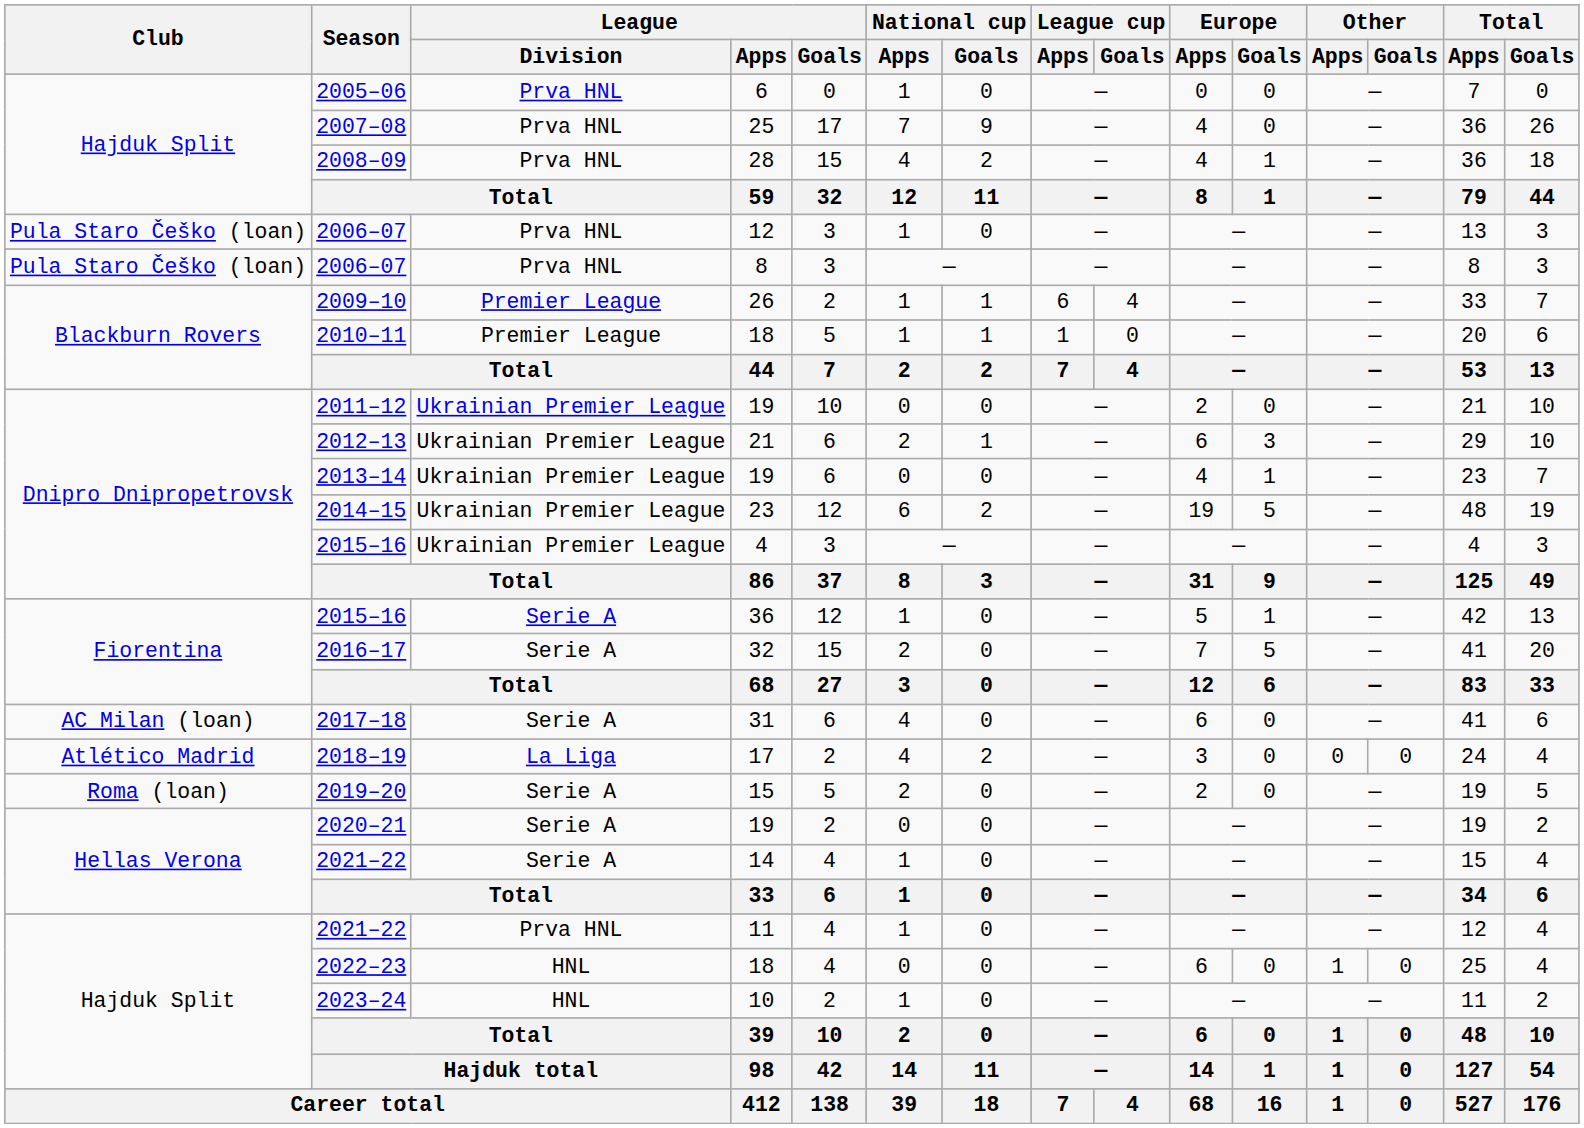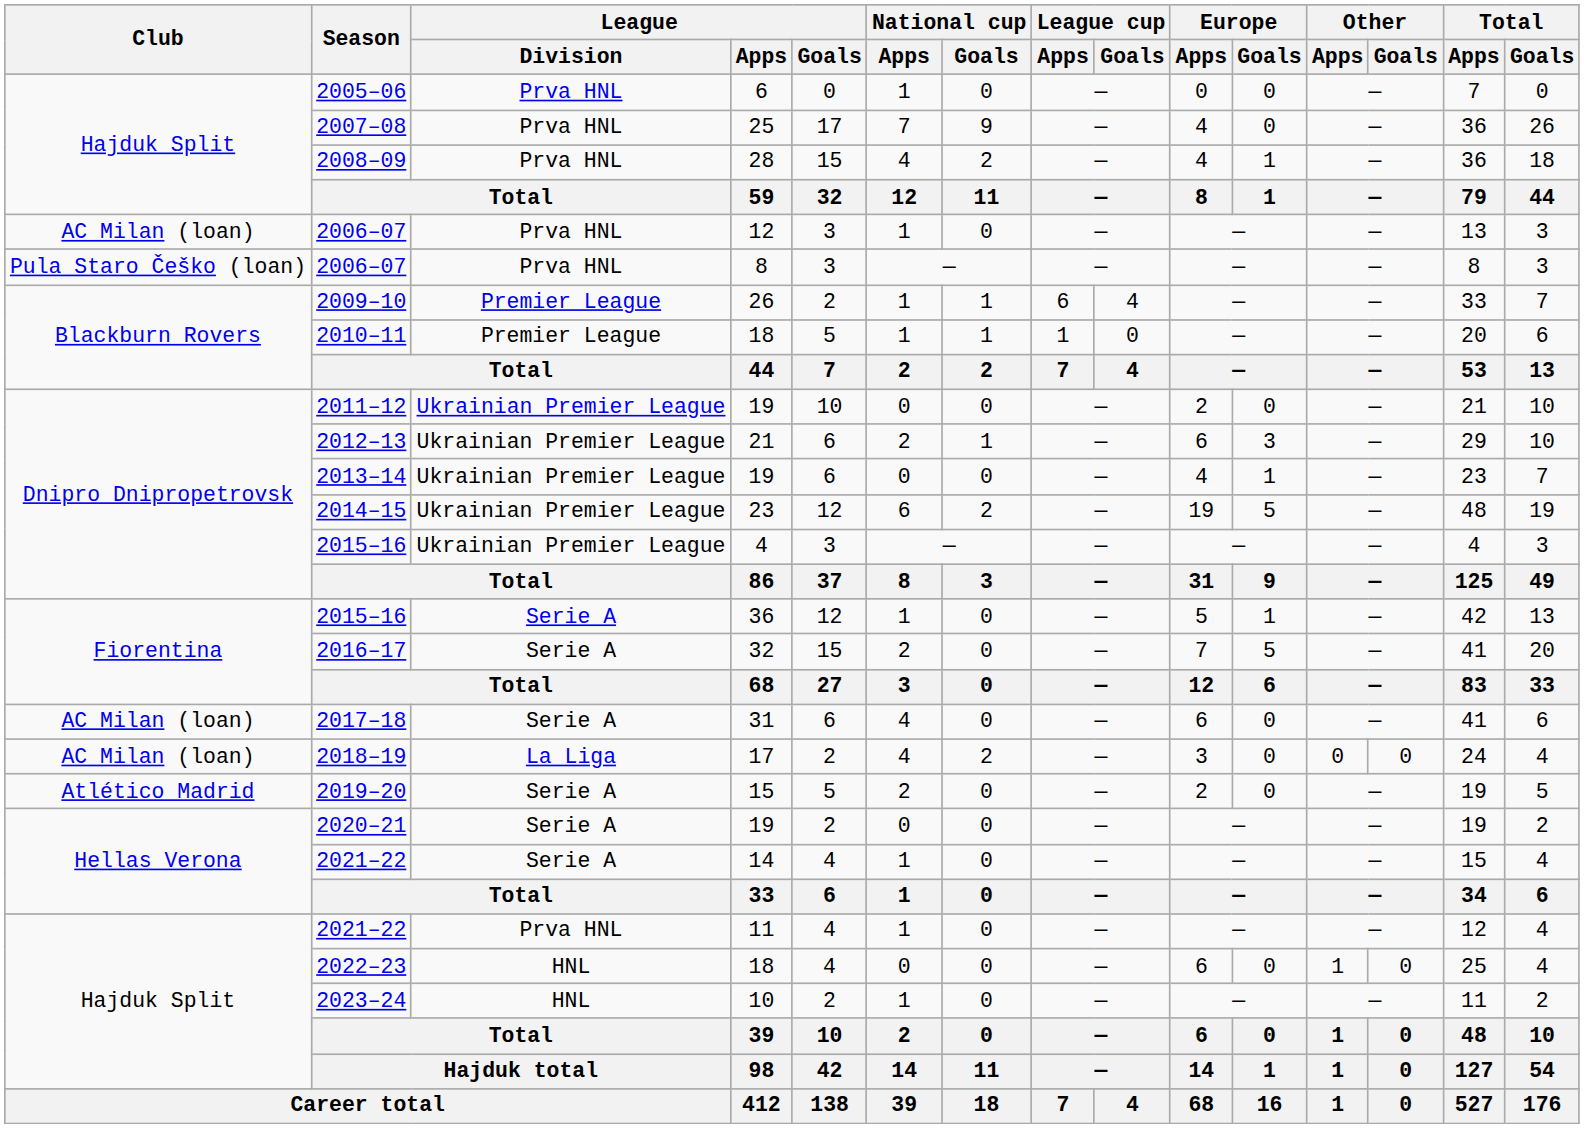(158, 232) Pula Staro Češko (loan) -> (158, 232) AC Milan (loan)
(158, 756) Atlético Madrid -> (158, 756) AC Milan (loan)
(158, 791) Roma (loan) -> (158, 791) Atlético Madrid
